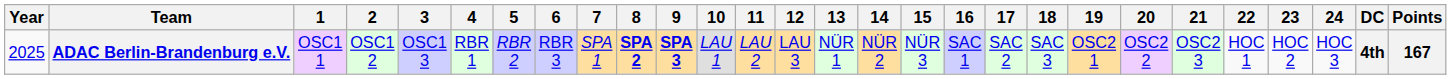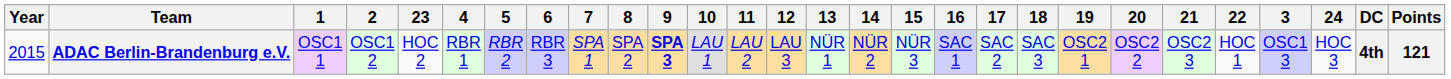columns swapped: (425, 17) <-> (1290, 17)
(27, 52) 2025 -> (27, 52) 2015
(636, 52) bold -> (628, 52) normal
(1417, 52) 167 -> (1416, 52) 121
